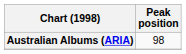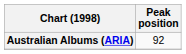(158, 40) 98 -> (158, 40) 92
